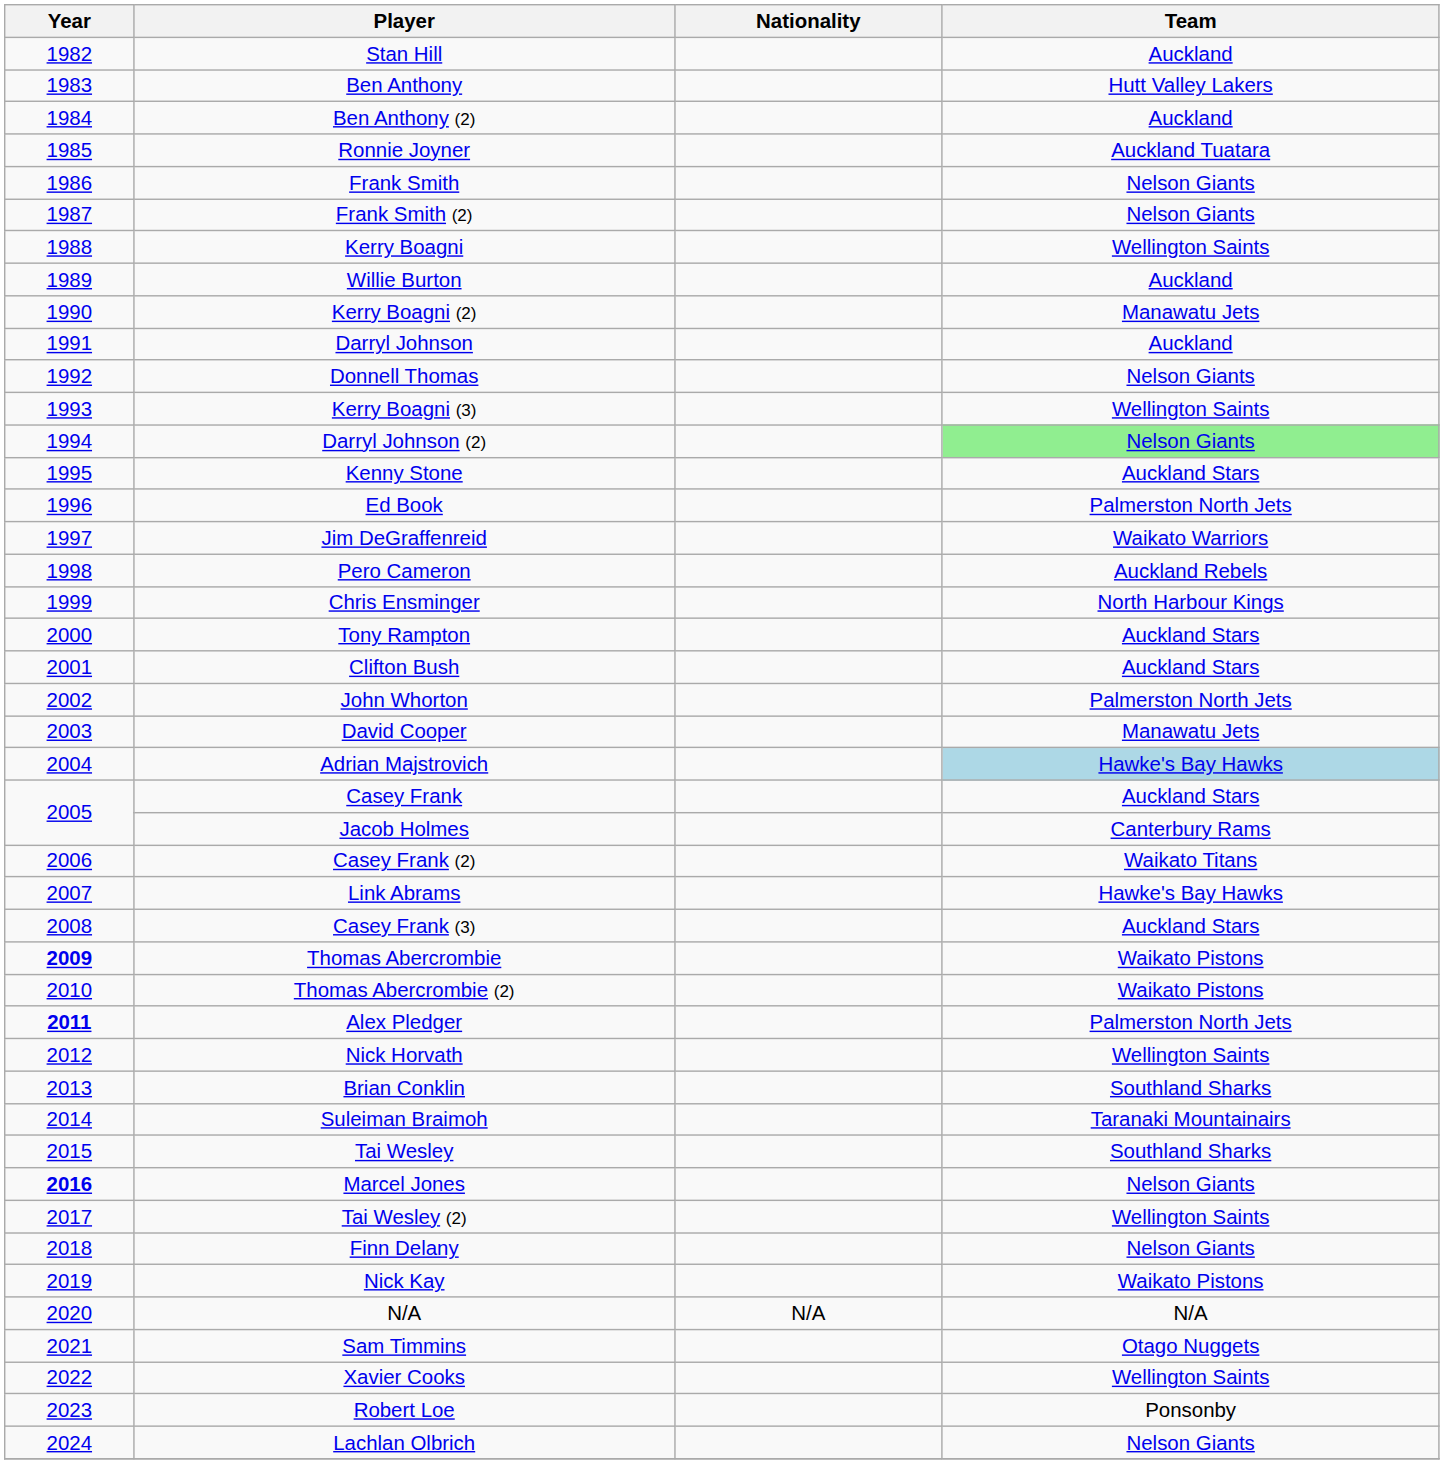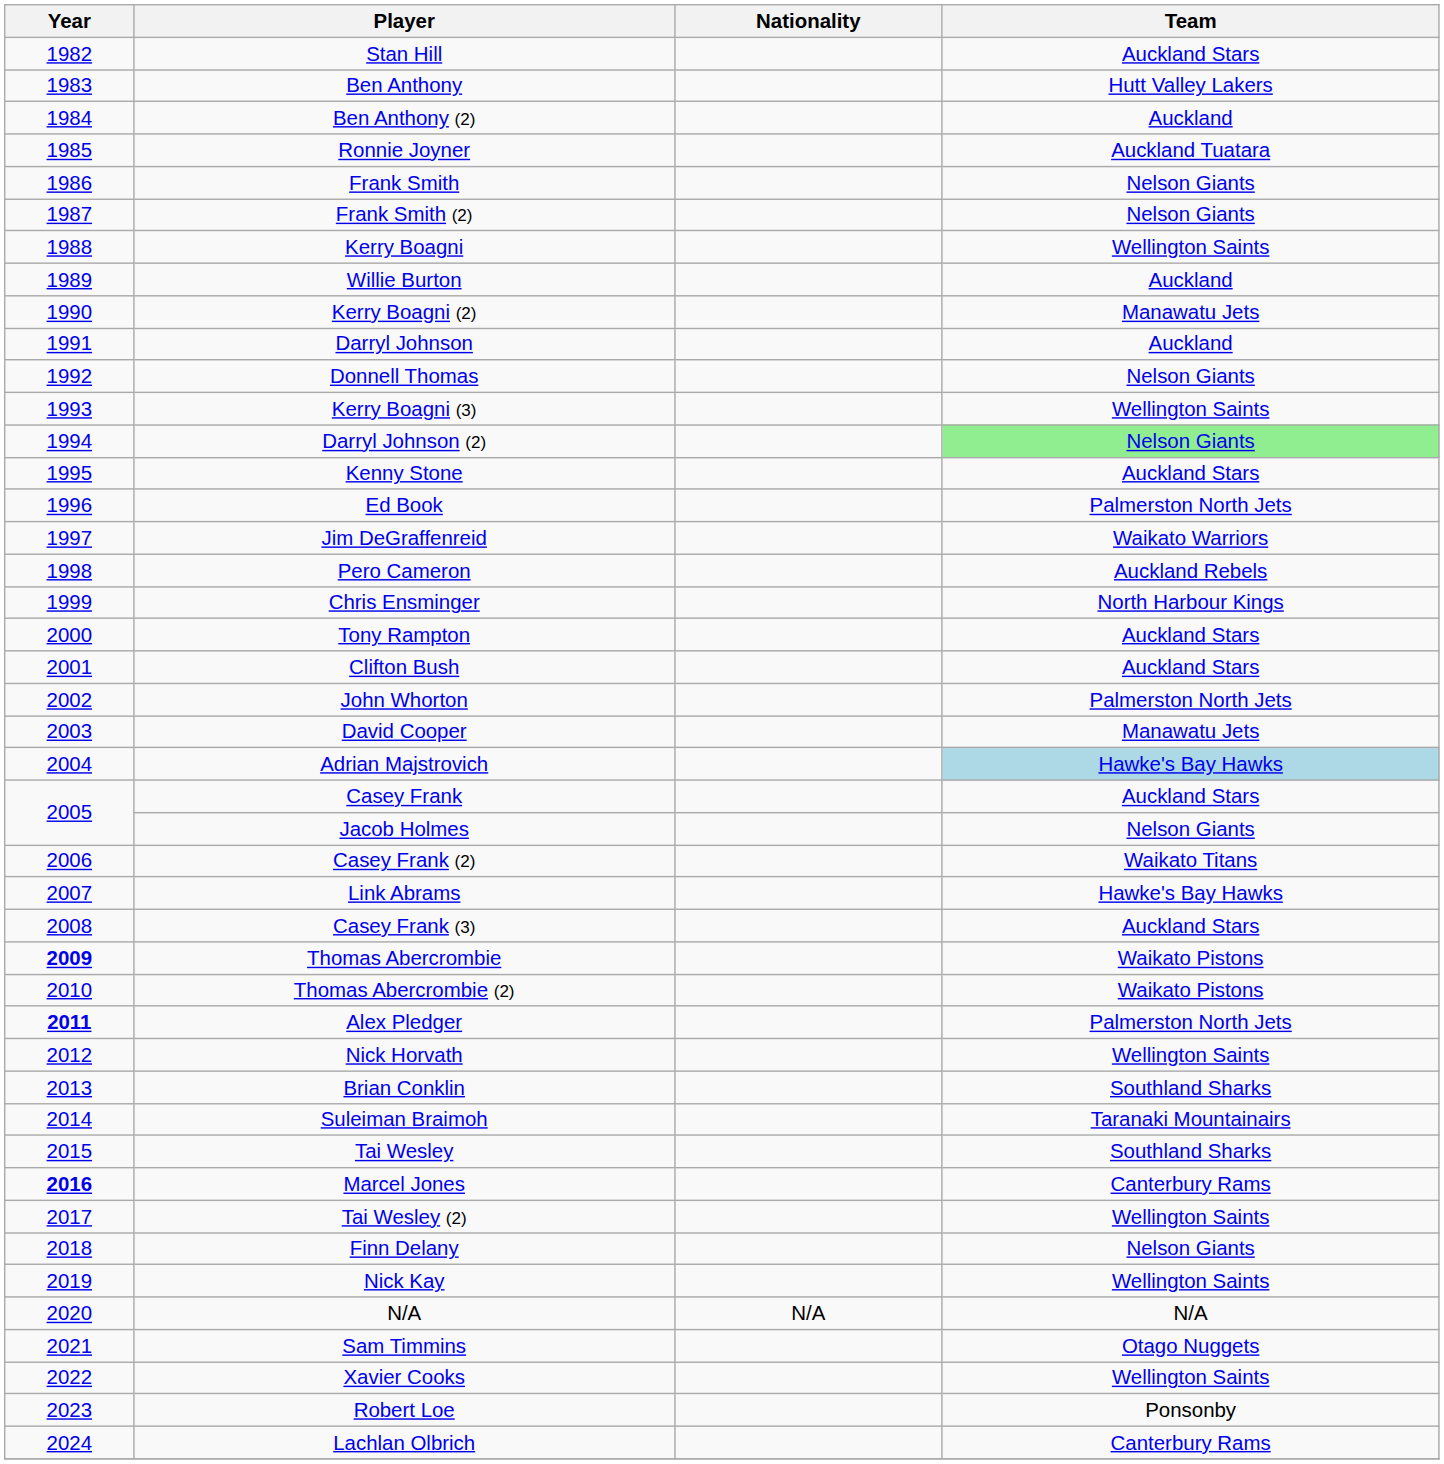(1191, 54) Auckland -> (1191, 54) Auckland Stars
(1191, 829) Canterbury Rams -> (1191, 829) Nelson Giants
(1191, 1184) Nelson Giants -> (1191, 1184) Canterbury Rams
(1191, 1281) Waikato Pistons -> (1191, 1281) Wellington Saints
(1191, 1443) Nelson Giants -> (1191, 1443) Canterbury Rams
